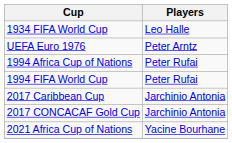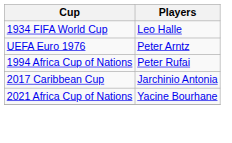- row: (57, 79)
- row: (73, 113)
